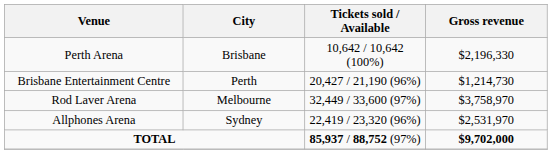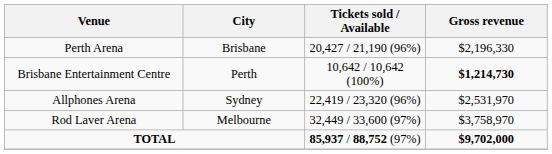(365, 54) 10,642 / 10,642 (100%) -> (365, 47) 20,427 / 21,190 (96%)
(365, 81) 20,427 / 21,190 (96%) -> (365, 74) 10,642 / 10,642 (100%)
(486, 81) normal -> (486, 74) bold
rows swapped: (94, 100) <-> (94, 120)
